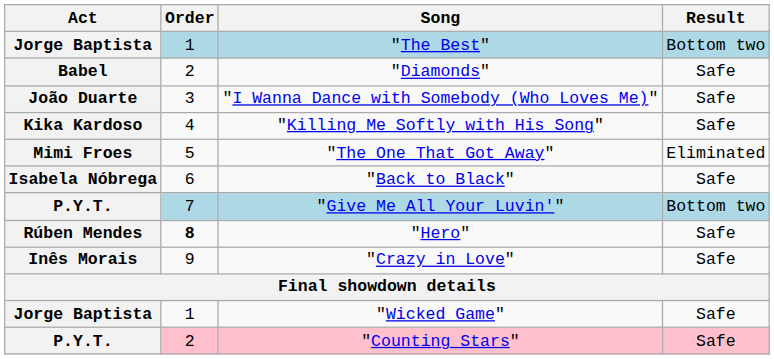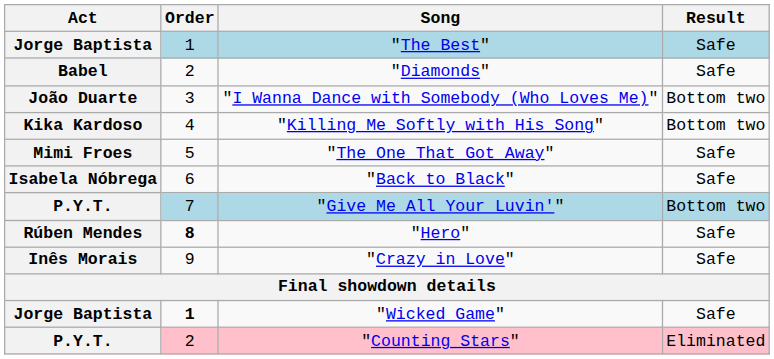(716, 45) Bottom two -> (716, 45) Safe
(716, 99) Safe -> (716, 99) Bottom two
(716, 126) Safe -> (716, 126) Bottom two
(716, 153) Eliminated -> (716, 153) Safe
(190, 314) normal -> (190, 314) bold
(716, 341) Safe -> (716, 341) Eliminated
